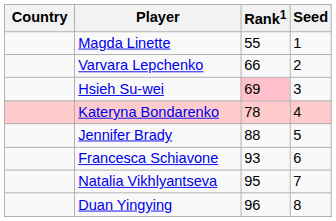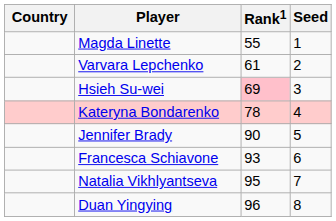(252, 66) 66 -> (252, 66) 61
(252, 135) 88 -> (252, 135) 90
